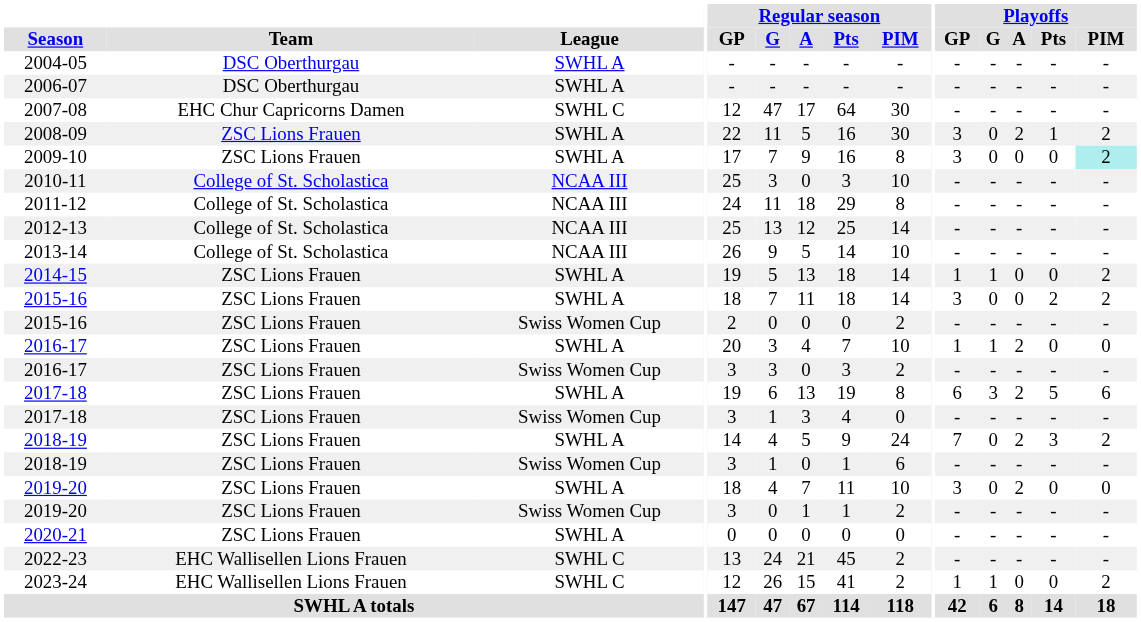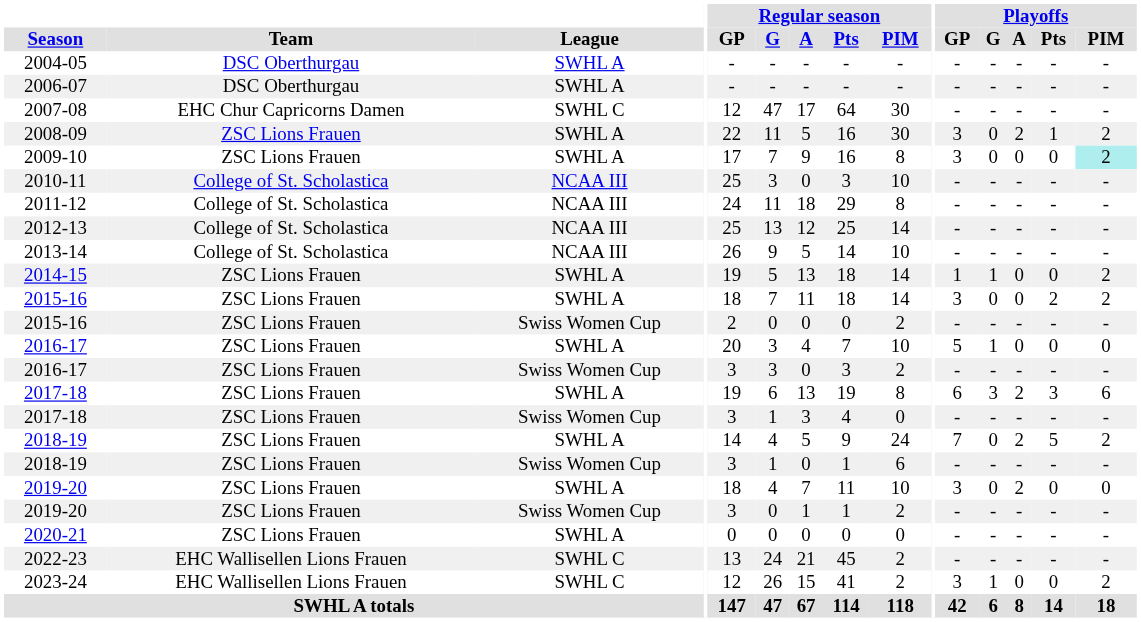(957, 346) 1 -> (957, 346) 5
(1019, 346) 2 -> (1019, 346) 0
(1053, 393) 5 -> (1053, 393) 3
(1053, 440) 3 -> (1053, 440) 5
(957, 582) 1 -> (957, 582) 3
